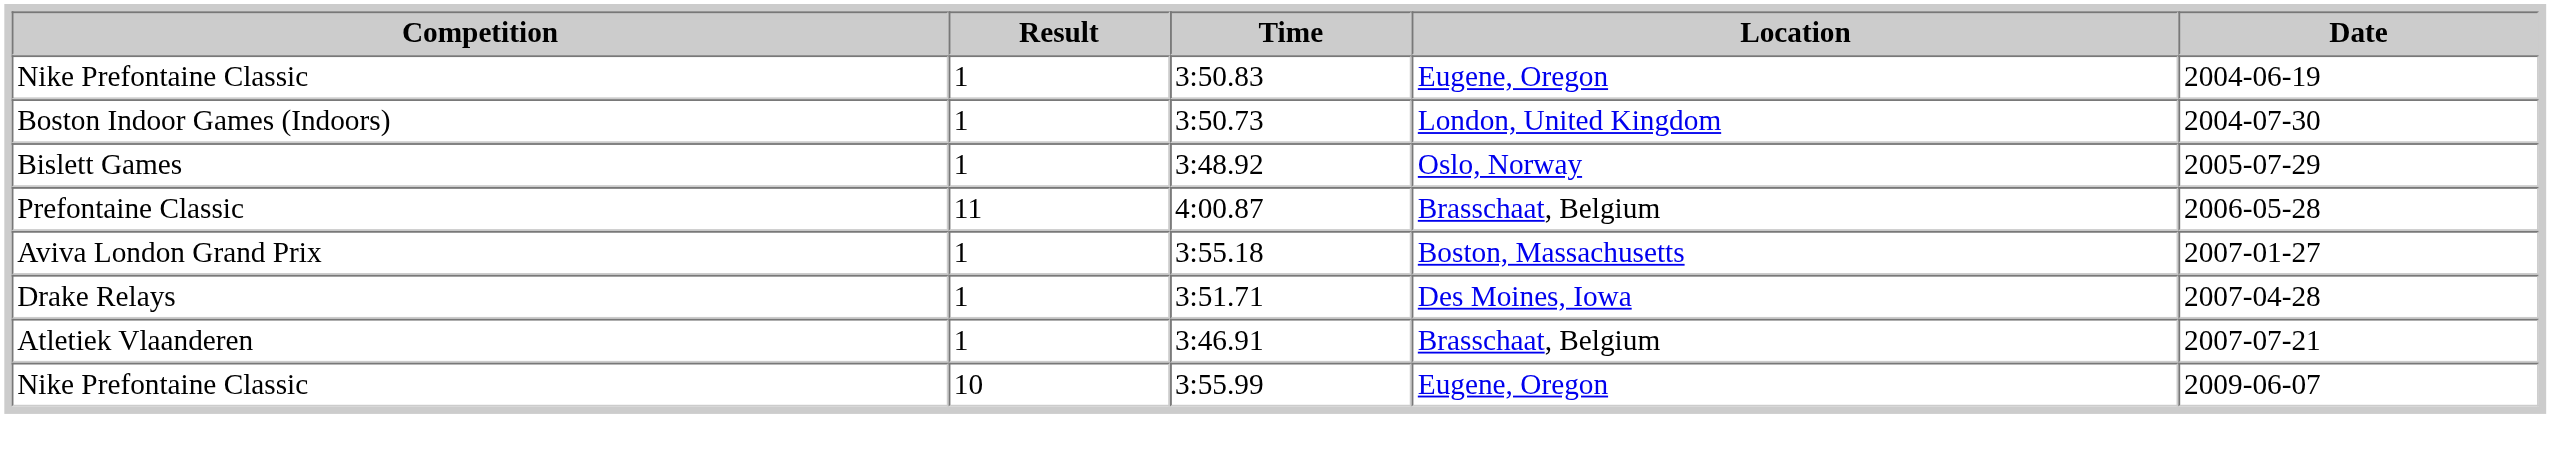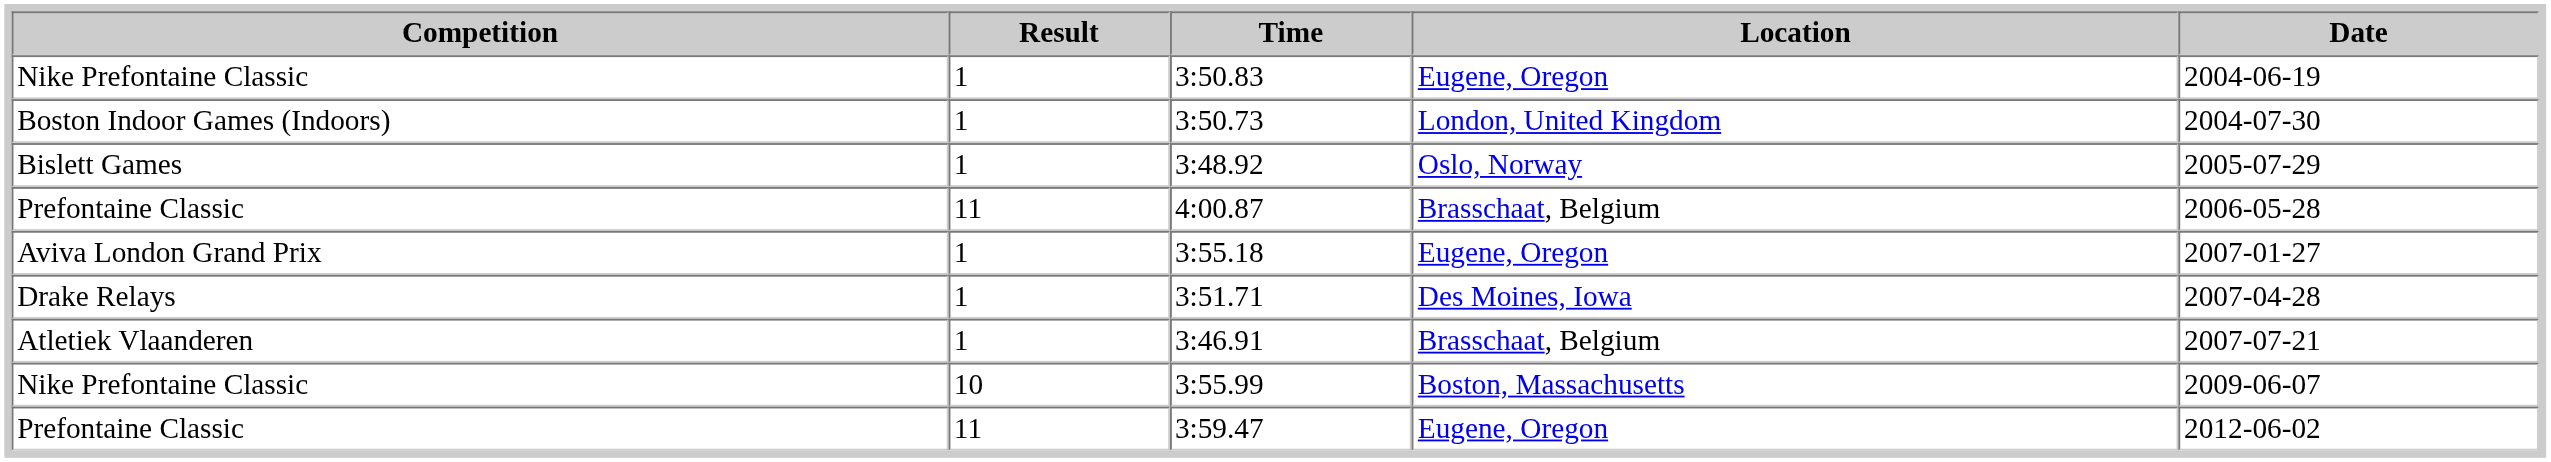(1551, 252) Boston, Massachusetts -> (1513, 252) Eugene, Oregon
(1513, 384) Eugene, Oregon -> (1551, 384) Boston, Massachusetts
+ row: (1219, 428)
